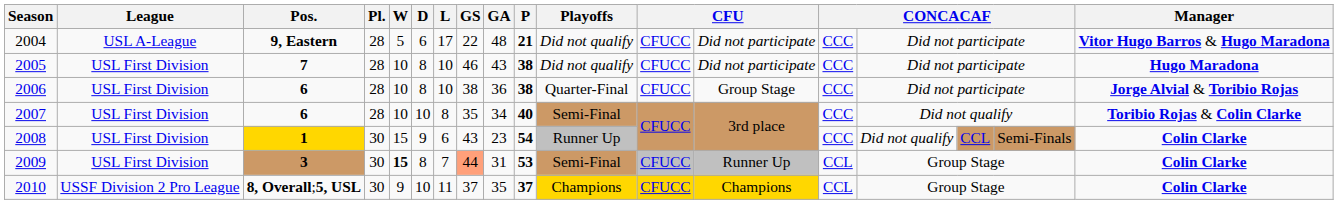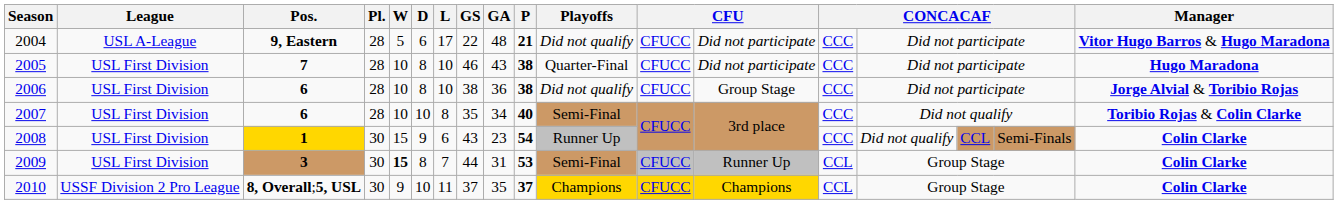(587, 65) Did not qualify -> (587, 65) Quarter-Final
(587, 89) Quarter-Final -> (587, 89) Did not qualify
(470, 162) lightsalmon background -> (470, 162) no background
